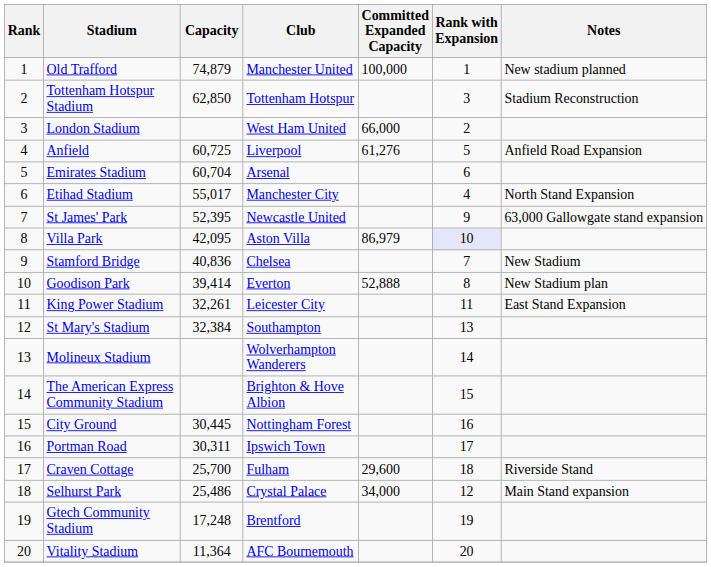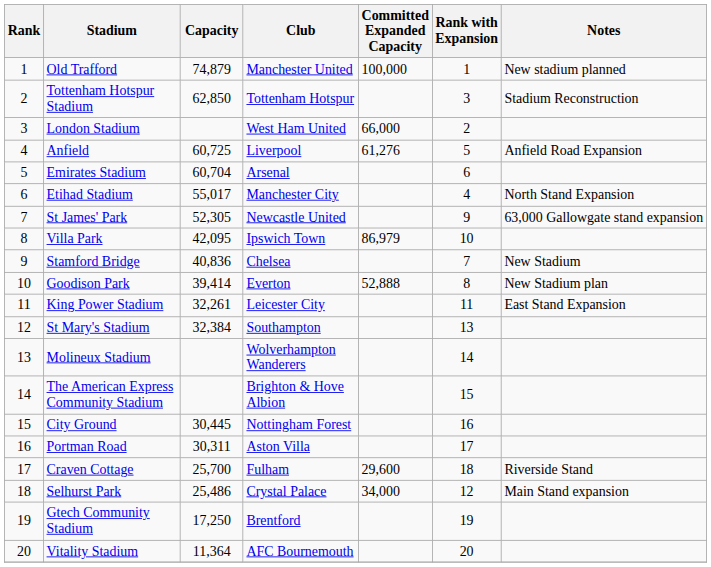(212, 217) 52,395 -> (212, 217) 52,305
(278, 239) Aston Villa -> (286, 239) Ipswich Town
(467, 239) lavender background -> (467, 239) no background
(286, 447) Ipswich Town -> (278, 447) Aston Villa
(212, 521) 17,248 -> (212, 521) 17,250
